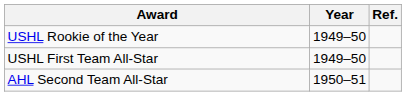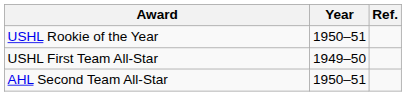(340, 36) 1949–50 -> (340, 36) 1950–51
